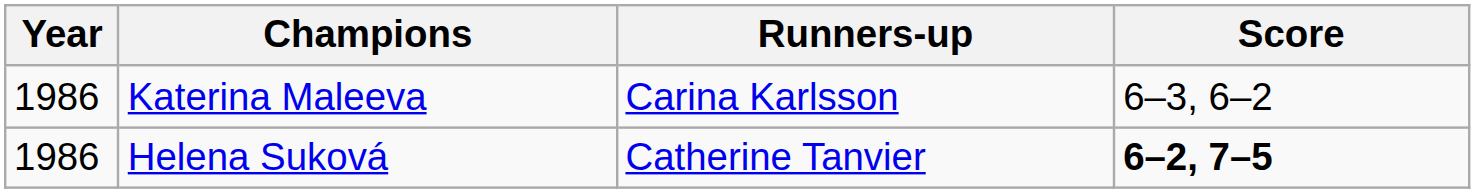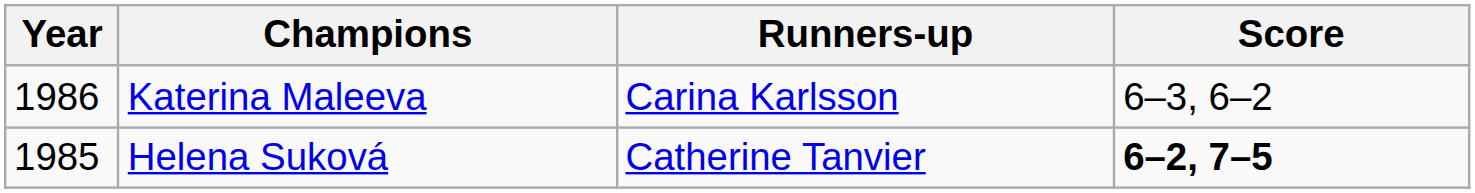(57, 156) 1986 -> (57, 156) 1985
